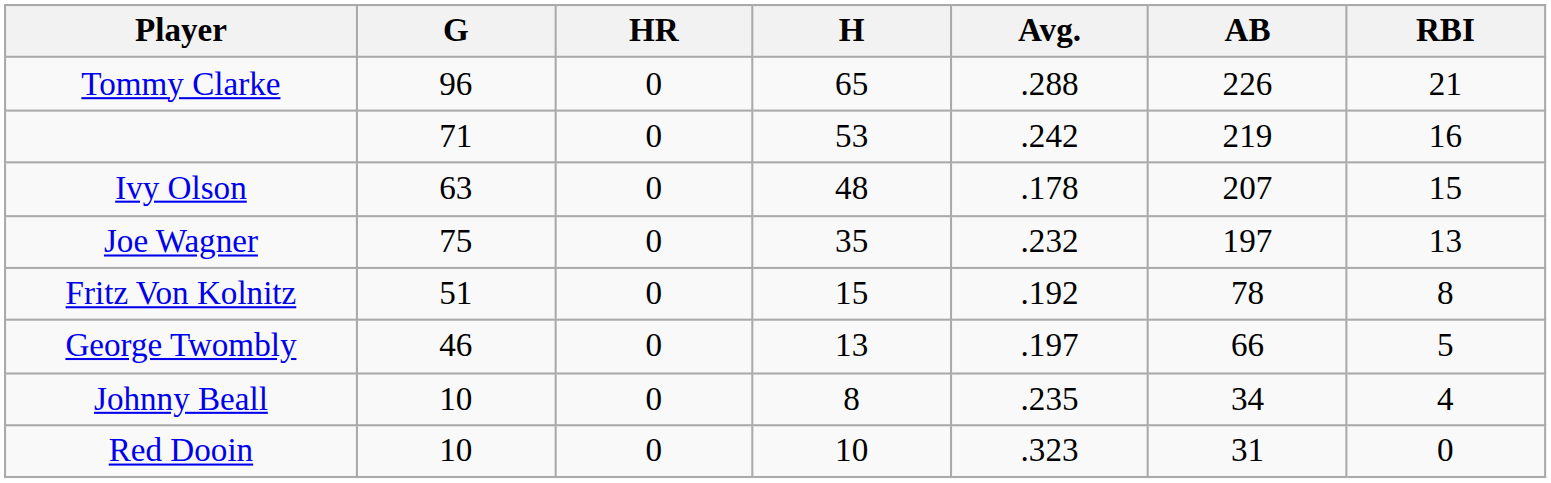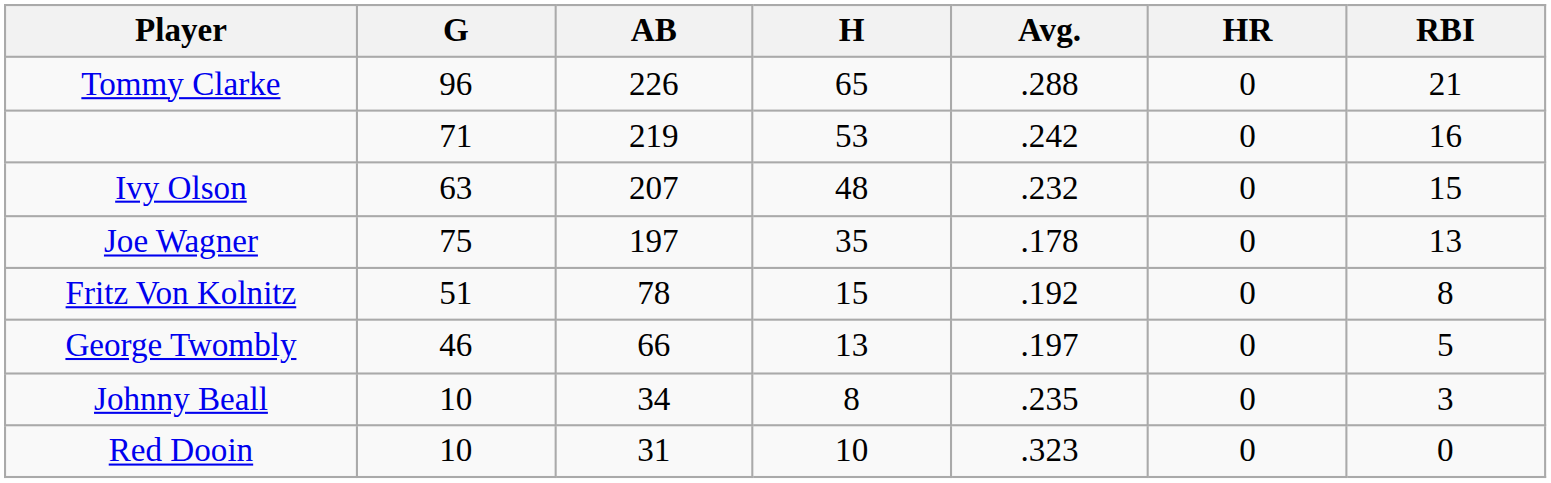columns swapped: (1247, 30) <-> (654, 30)
(1050, 188) .178 -> (1050, 188) .232
(1050, 240) .232 -> (1050, 240) .178
(1445, 398) 4 -> (1445, 398) 3
